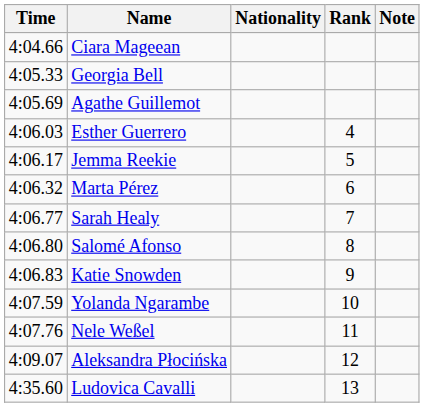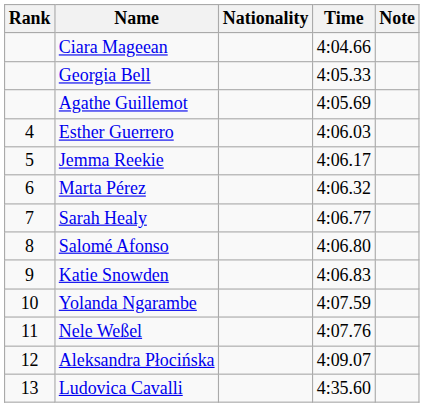columns swapped: (350, 18) <-> (36, 18)
